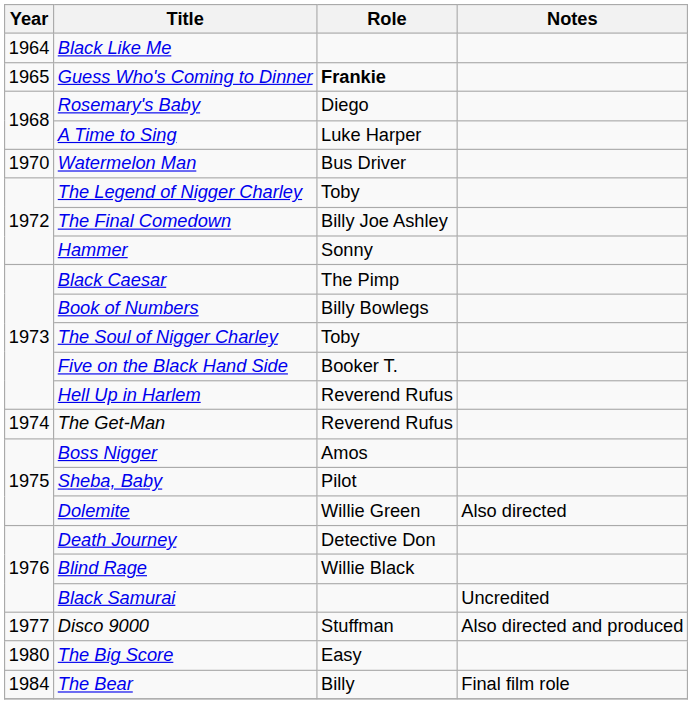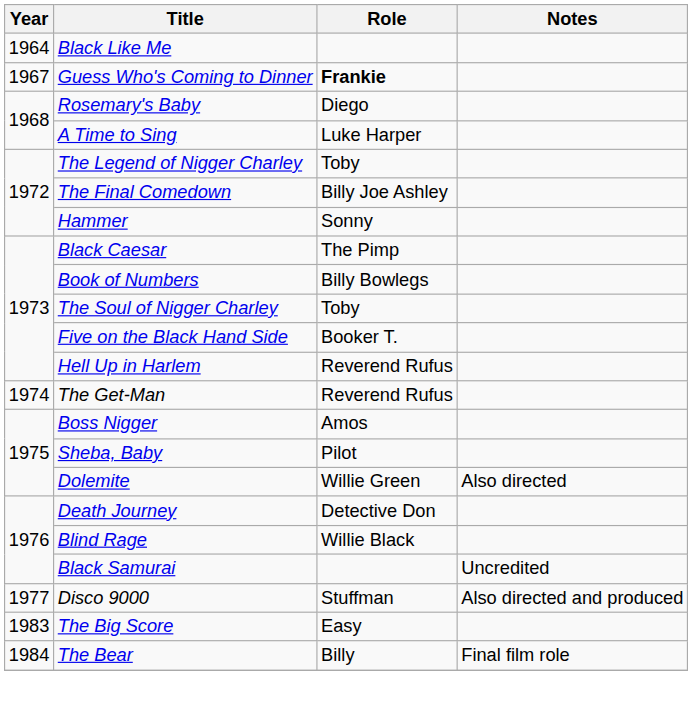(29, 76) 1965 -> (29, 76) 1967
- row: (127, 163)
(29, 655) 1980 -> (29, 626) 1983
